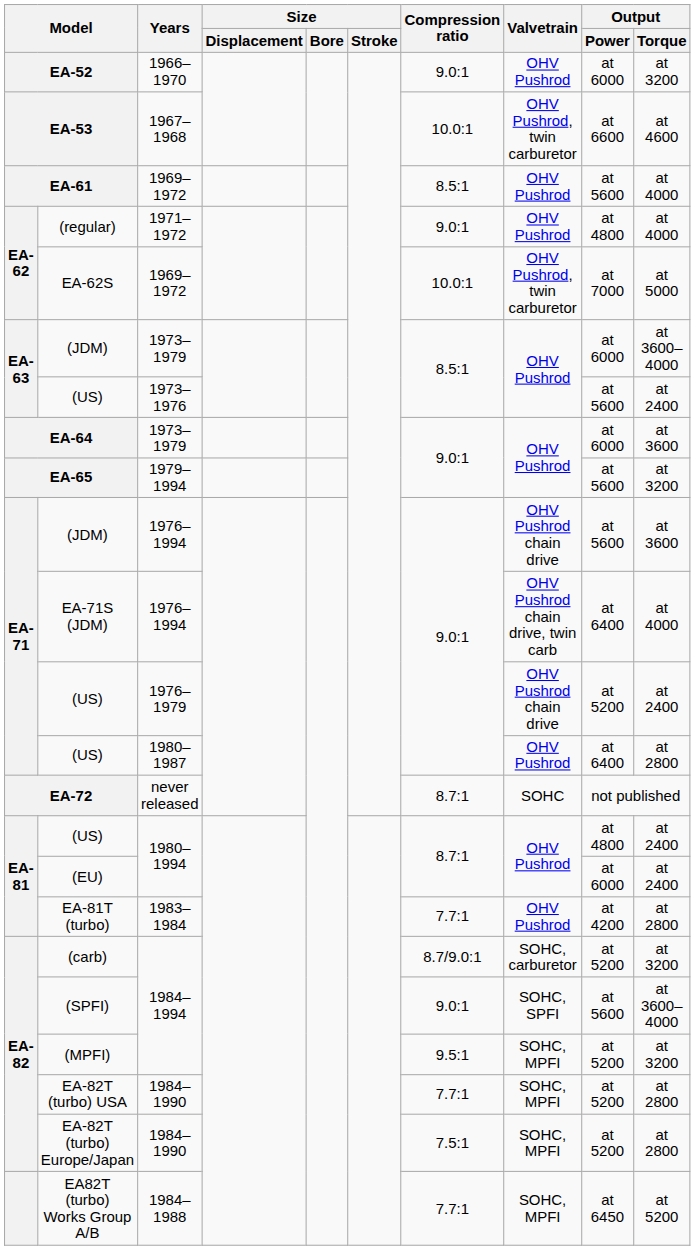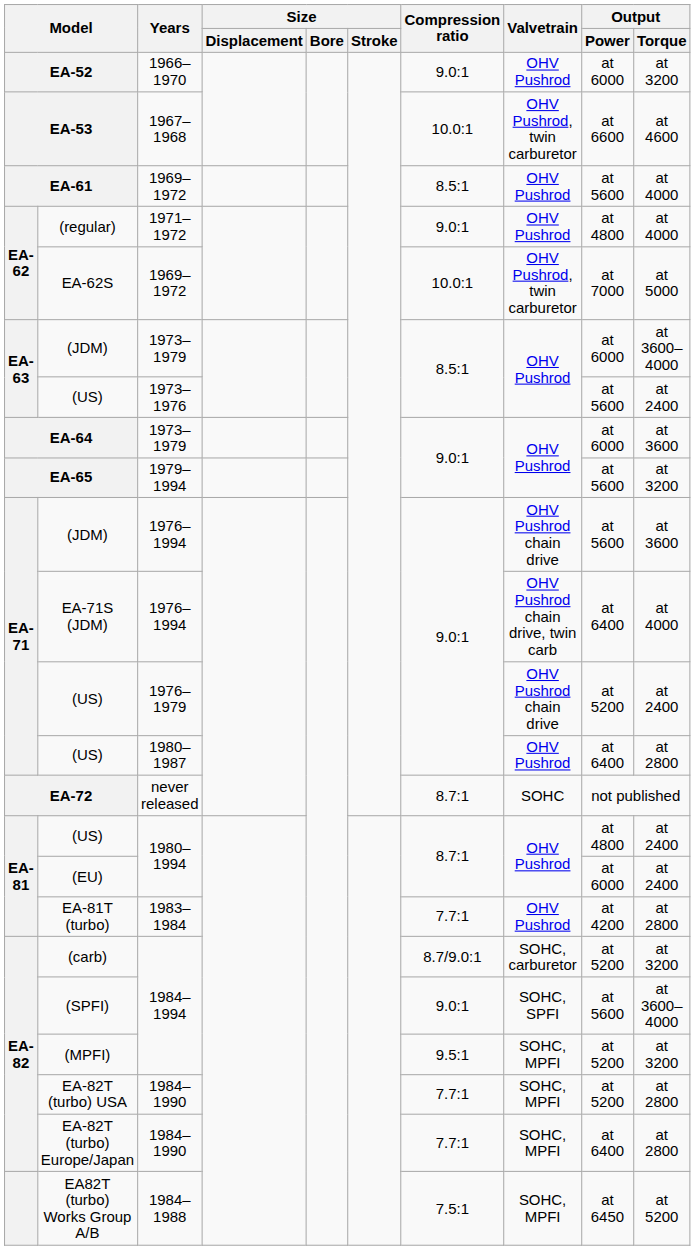(452, 1143) 7.5:1 -> (452, 1143) 7.7:1
(607, 1143) at 5200 -> (607, 1143) at 6400
(452, 1209) 7.7:1 -> (452, 1209) 7.5:1
